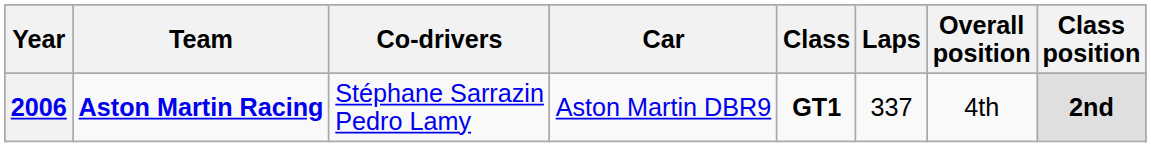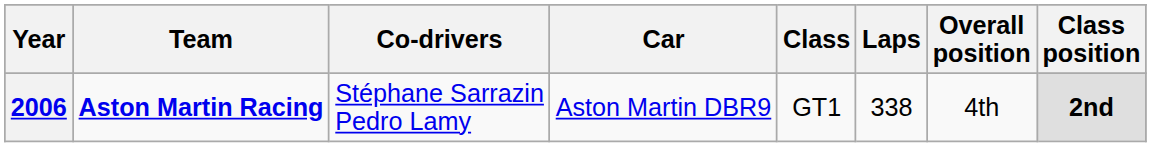(817, 107) bold -> (817, 107) normal
(891, 107) 337 -> (891, 107) 338
